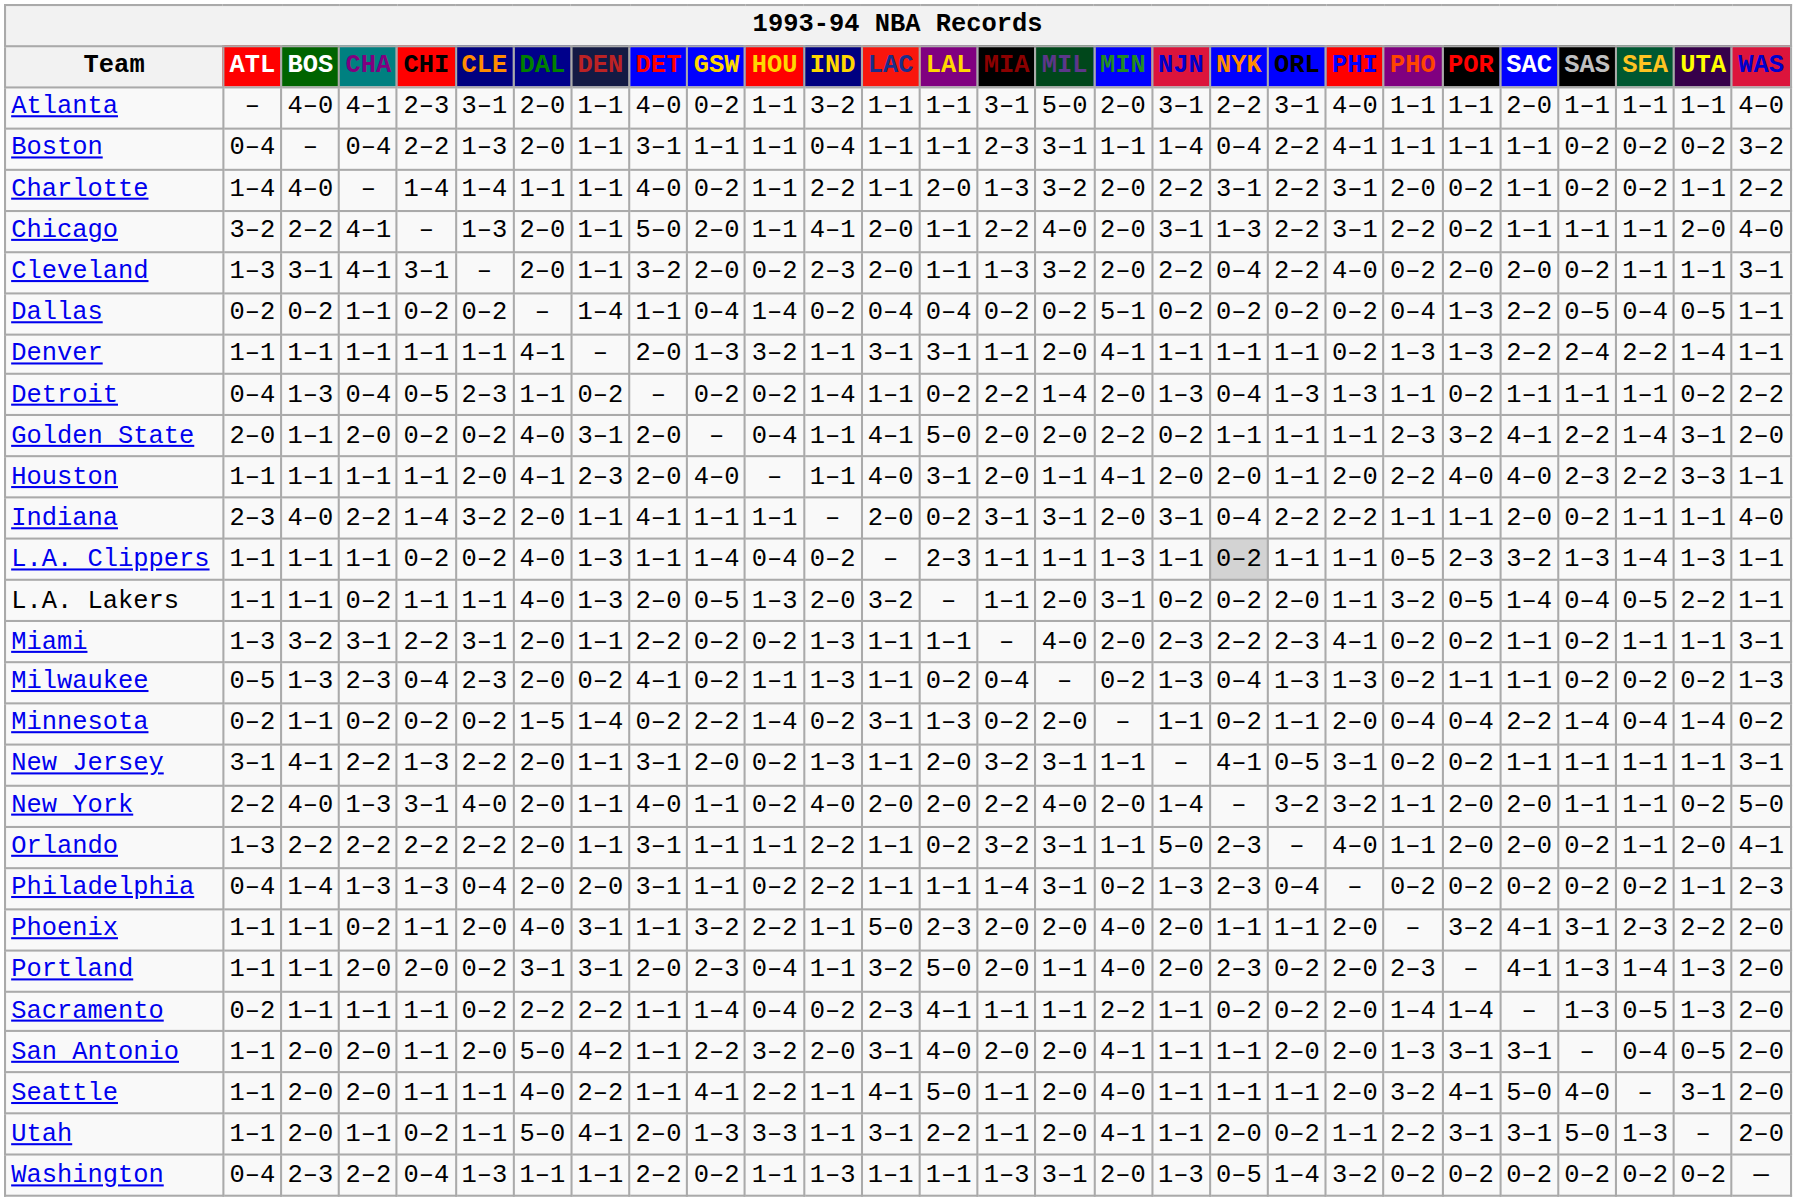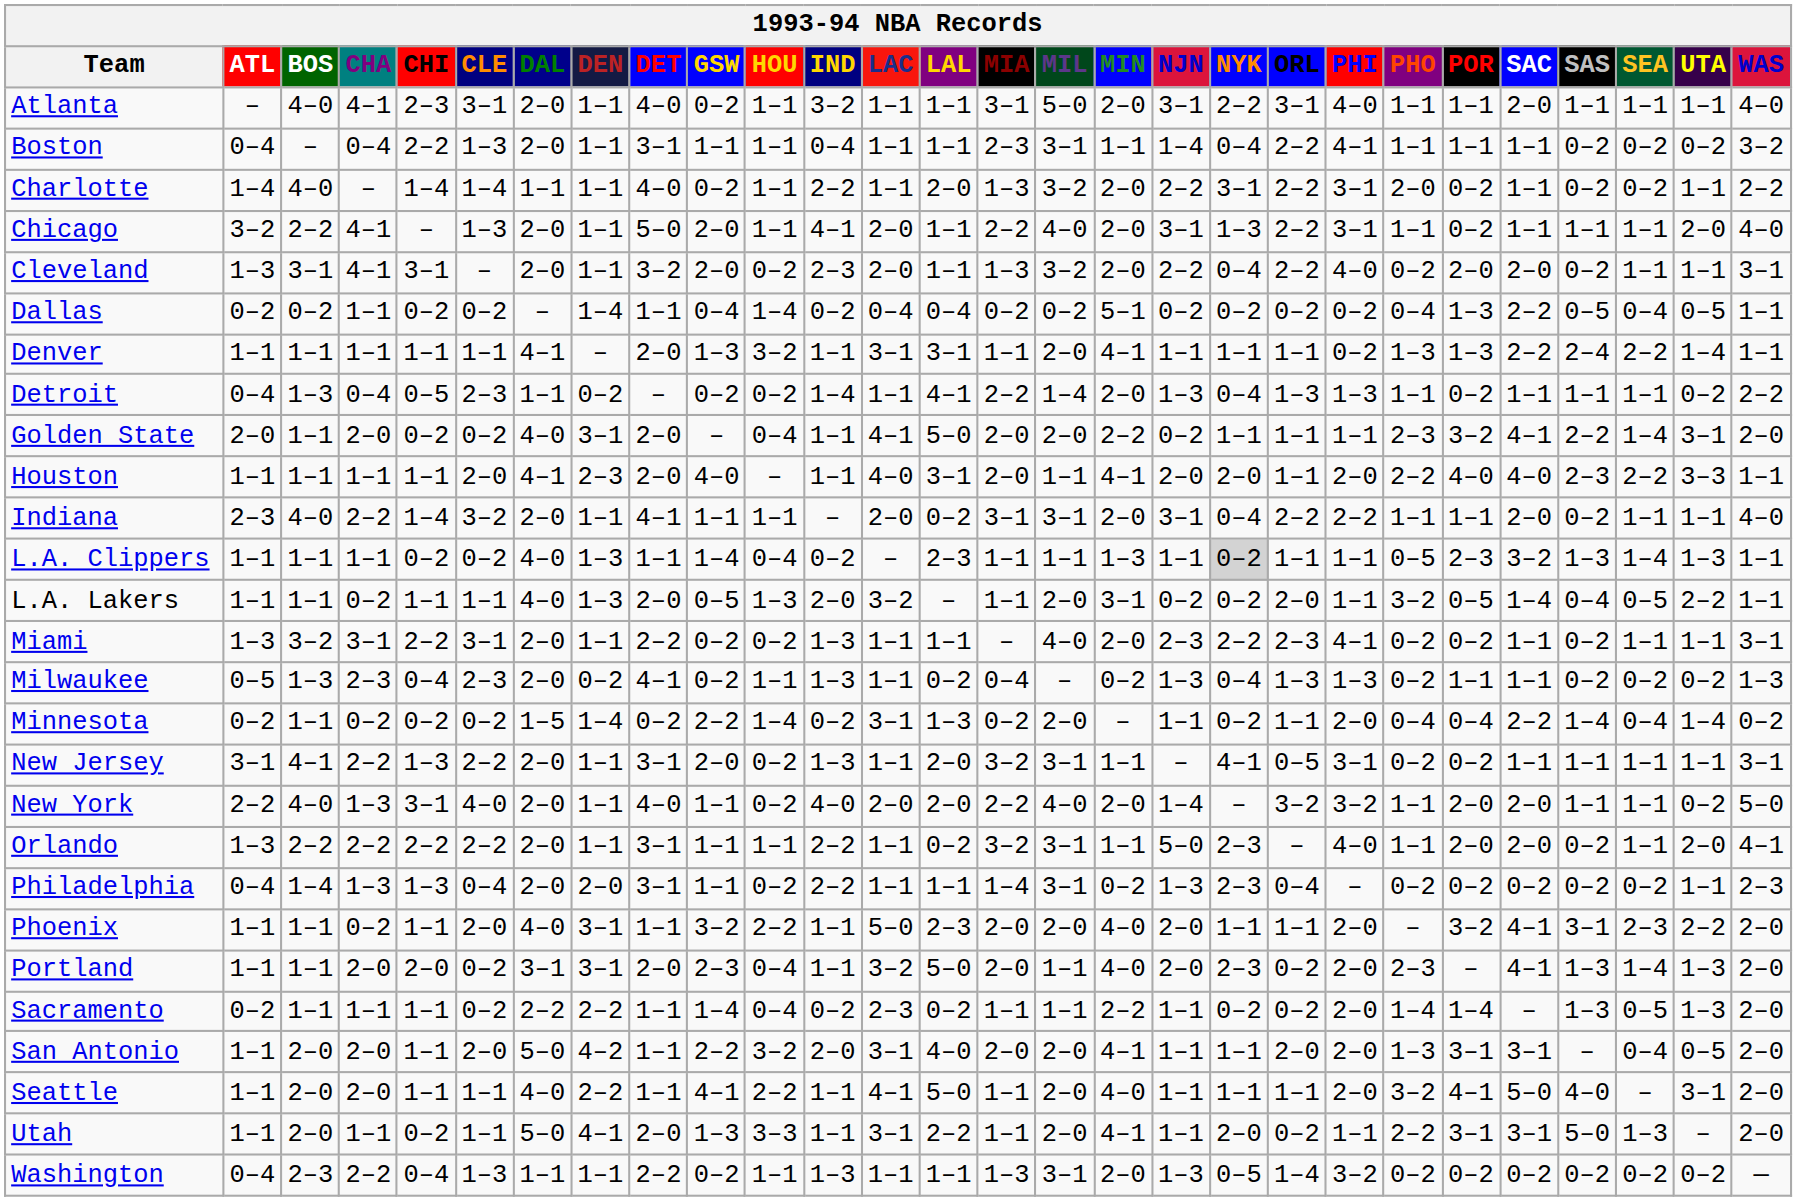(1413, 231) 2–2 -> (1413, 231) 1–1
(949, 396) 0–2 -> (949, 396) 4–1
(949, 1012) 4–1 -> (949, 1012) 0–2
